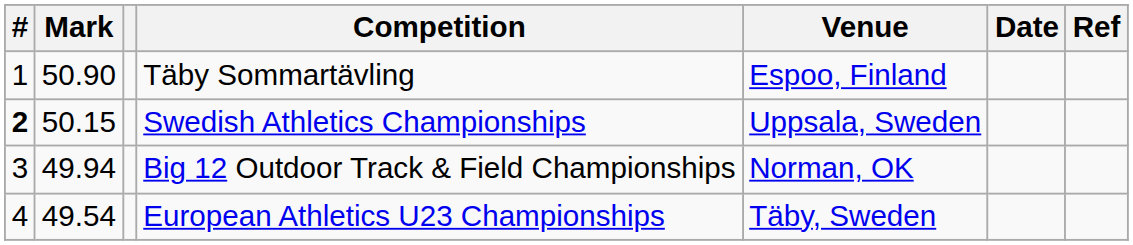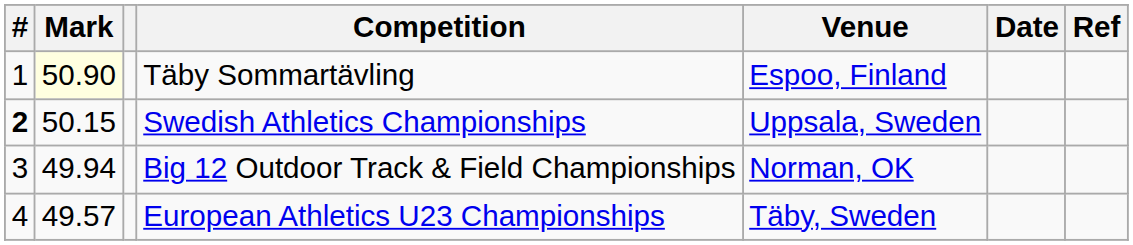(79, 74) no background -> (79, 74) lightyellow background
(79, 215) 49.54 -> (79, 215) 49.57
